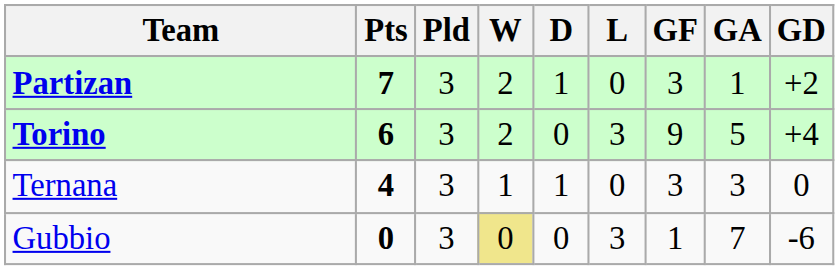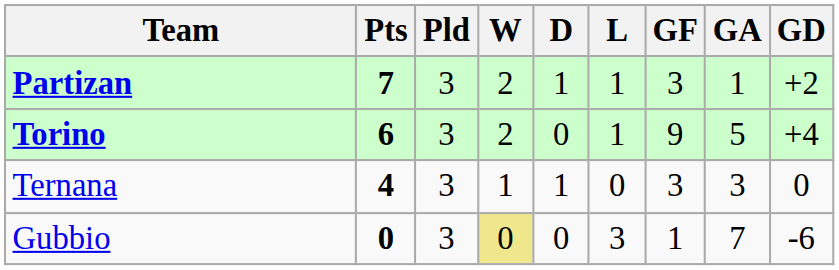(617, 82) 0 -> (617, 82) 1
(617, 133) 3 -> (617, 133) 1
